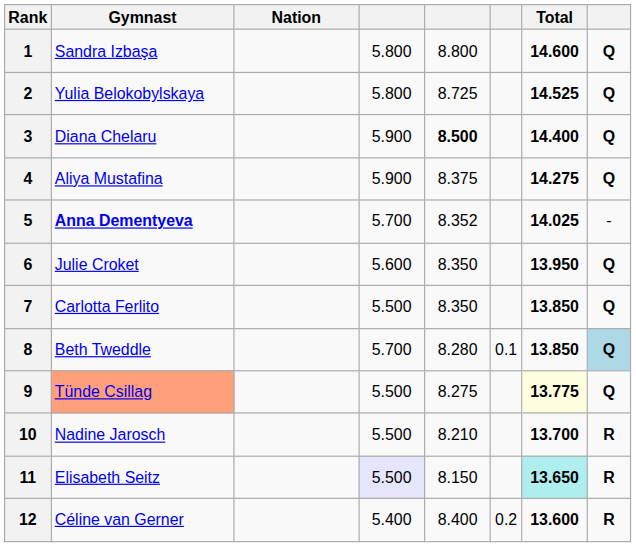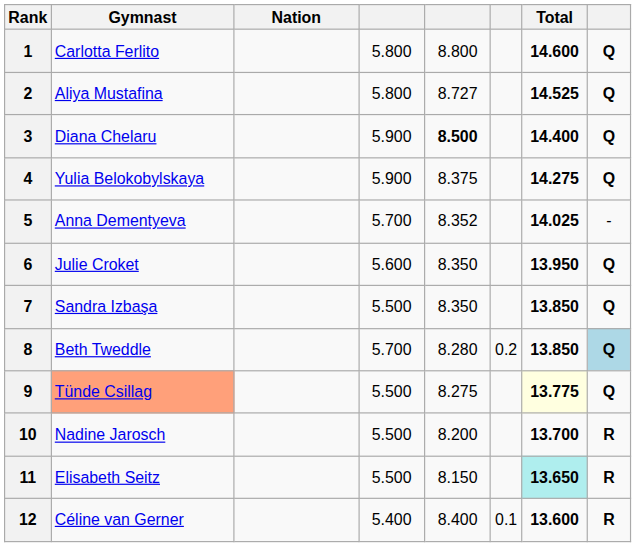(106, 51) Sandra Izbaşa -> (107, 51) Carlotta Ferlito
(130, 93) Yulia Belokobylskaya -> (109, 93) Aliya Mustafina
(458, 93) 8.725 -> (458, 93) 8.727
(109, 178) Aliya Mustafina -> (130, 178) Yulia Belokobylskaya
(124, 221) bold -> (120, 221) normal
(107, 306) Carlotta Ferlito -> (106, 306) Sandra Izbaşa
(506, 349) 0.1 -> (506, 349) 0.2
(458, 434) 8.210 -> (458, 434) 8.200
(392, 477) lavender background -> (392, 477) no background
(506, 520) 0.2 -> (506, 520) 0.1
